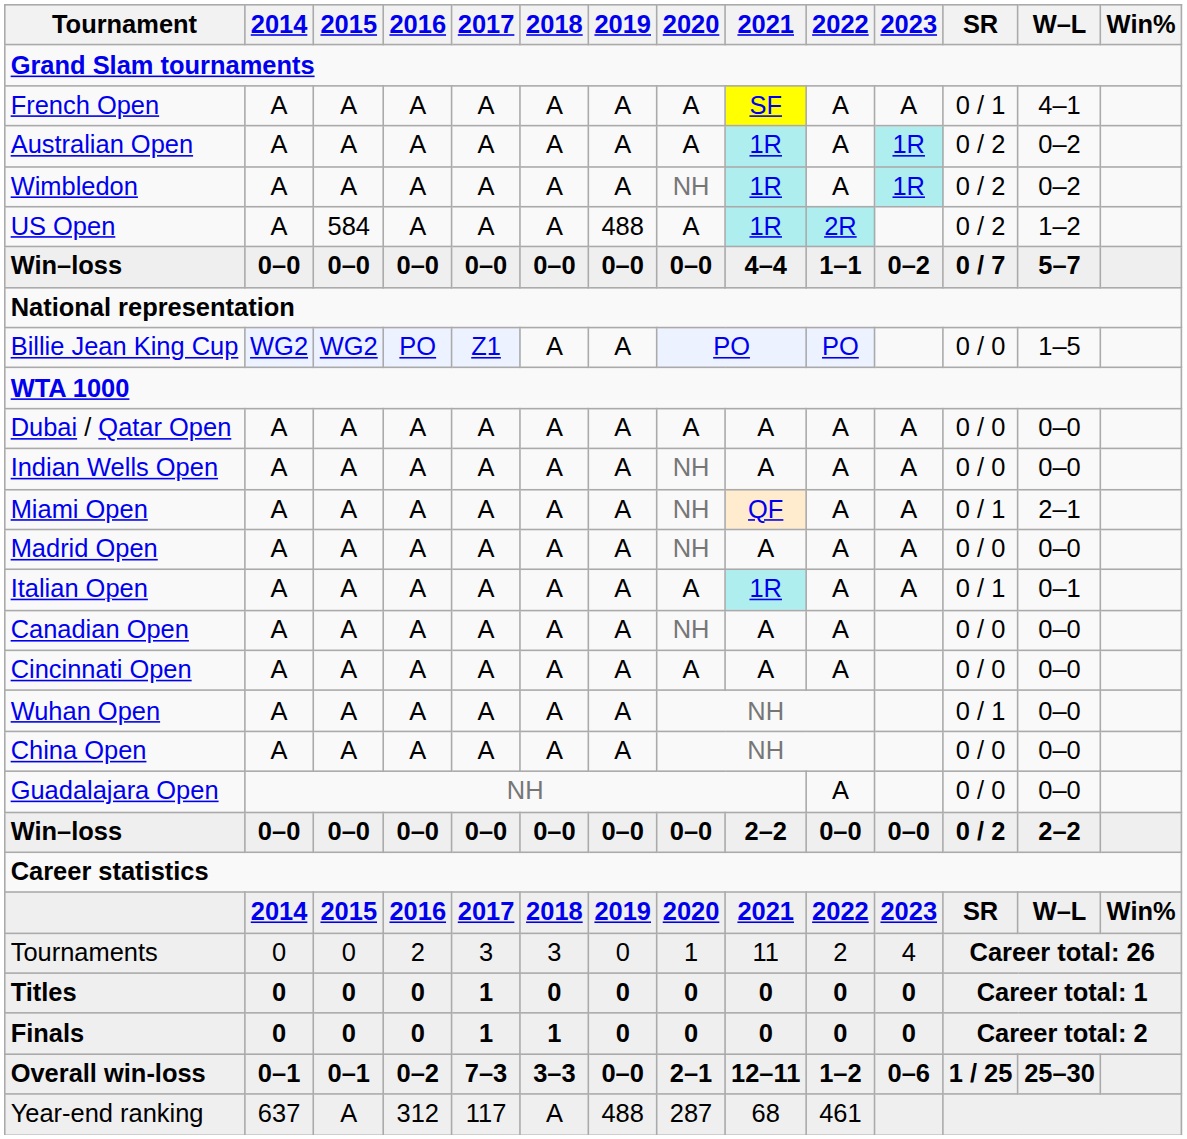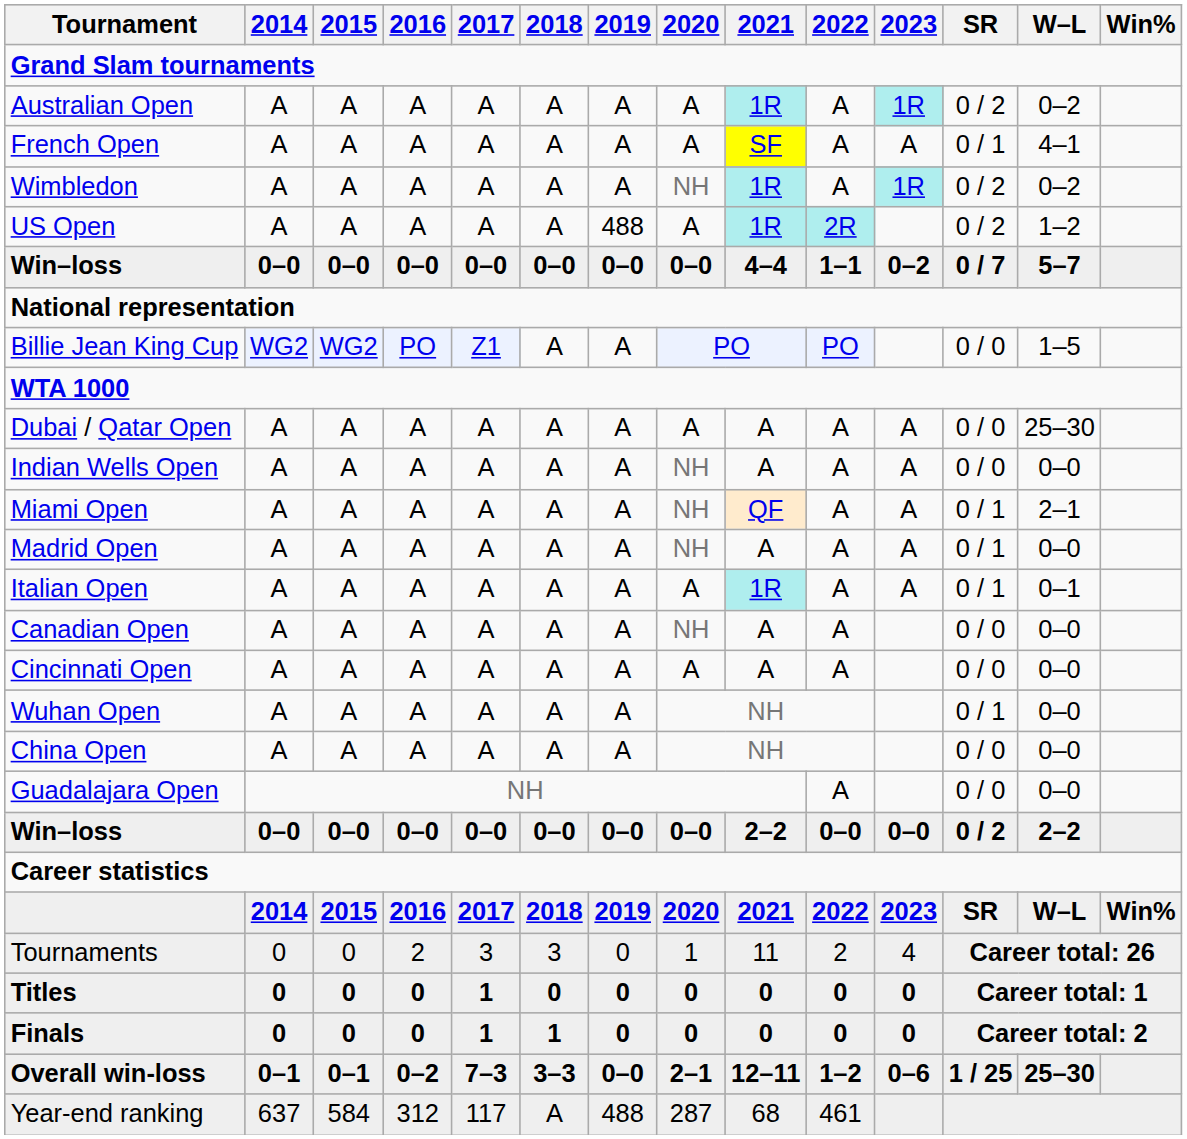rows swapped: (102, 145) <-> (85, 105)
(349, 226) 584 -> (349, 226) A
(1059, 428) 0–0 -> (1060, 428) 25–30
(981, 549) 0 / 0 -> (981, 549) 0 / 1
(349, 1114) A -> (349, 1114) 584
